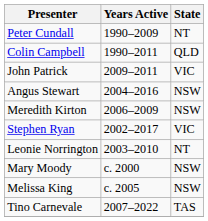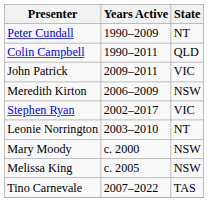- row: (43, 91)
